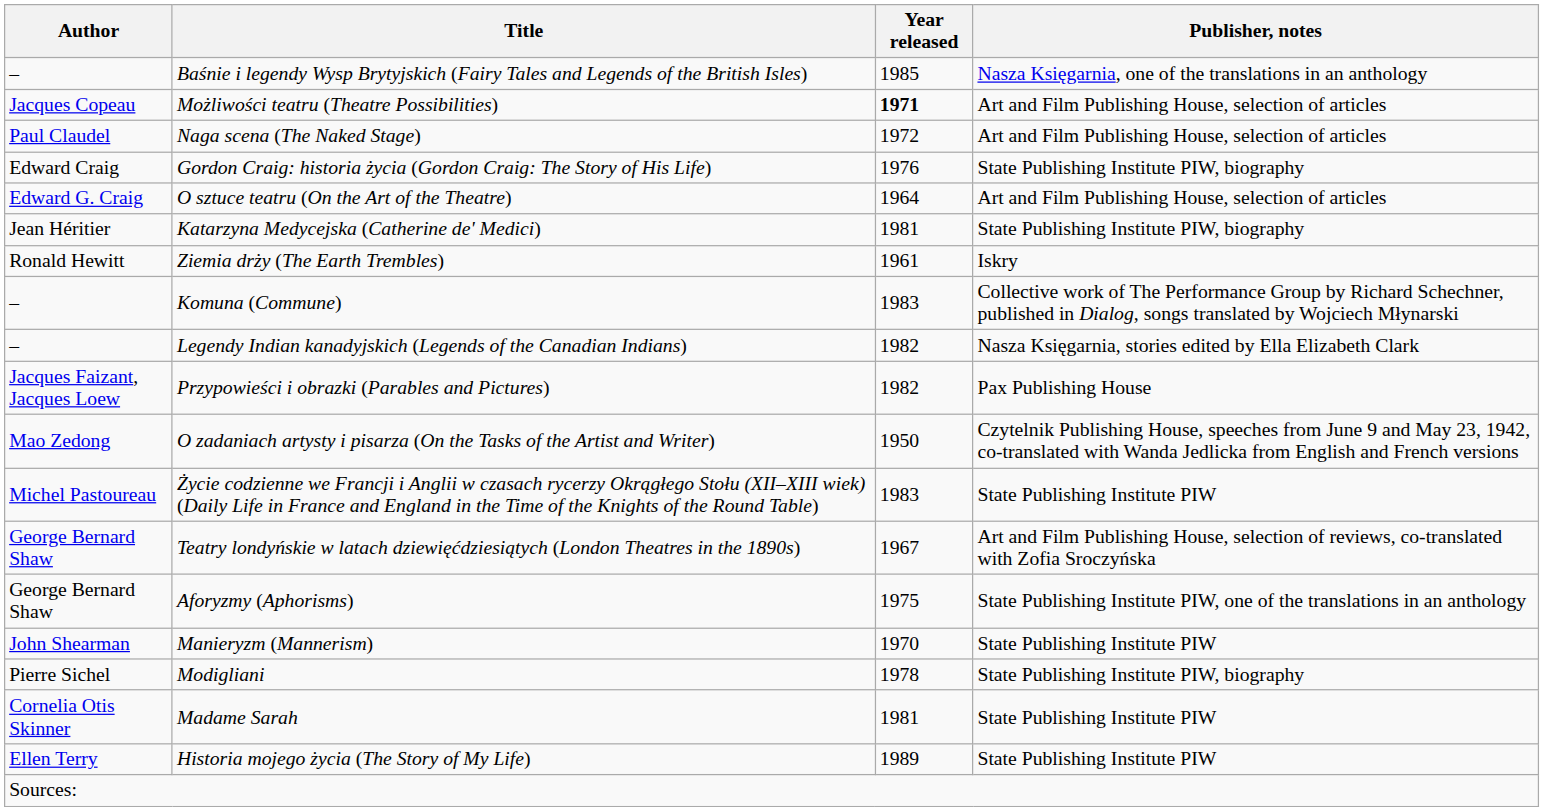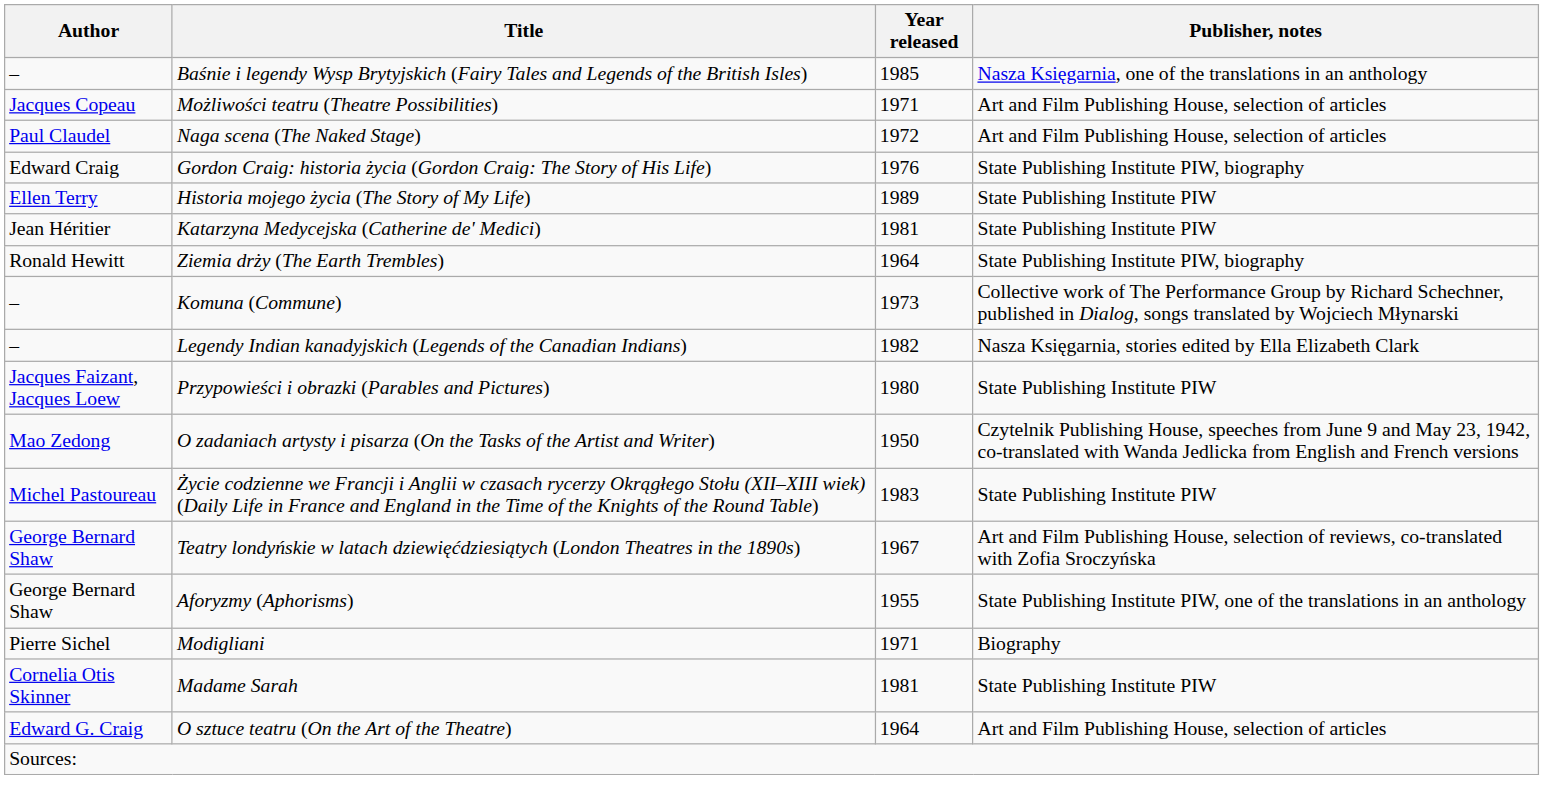(900, 104) bold -> (900, 104) normal
rows swapped: (344, 198) <-> (354, 759)
(1141, 229) State Publishing Institute PIW, biography -> (1097, 229) State Publishing Institute PIW
(900, 260) 1961 -> (900, 260) 1964
(998, 260) Iskry -> (1141, 260) State Publishing Institute PIW, biography
(900, 303) 1983 -> (900, 303) 1973
(900, 387) 1982 -> (900, 387) 1980
(1064, 387) Pax Publishing House -> (1097, 387) State Publishing Institute PIW
(900, 600) 1975 -> (900, 600) 1955
- row: (275, 643)
(900, 674) 1978 -> (900, 643) 1971
(1141, 674) State Publishing Institute PIW, biography -> (1019, 643) Biography
